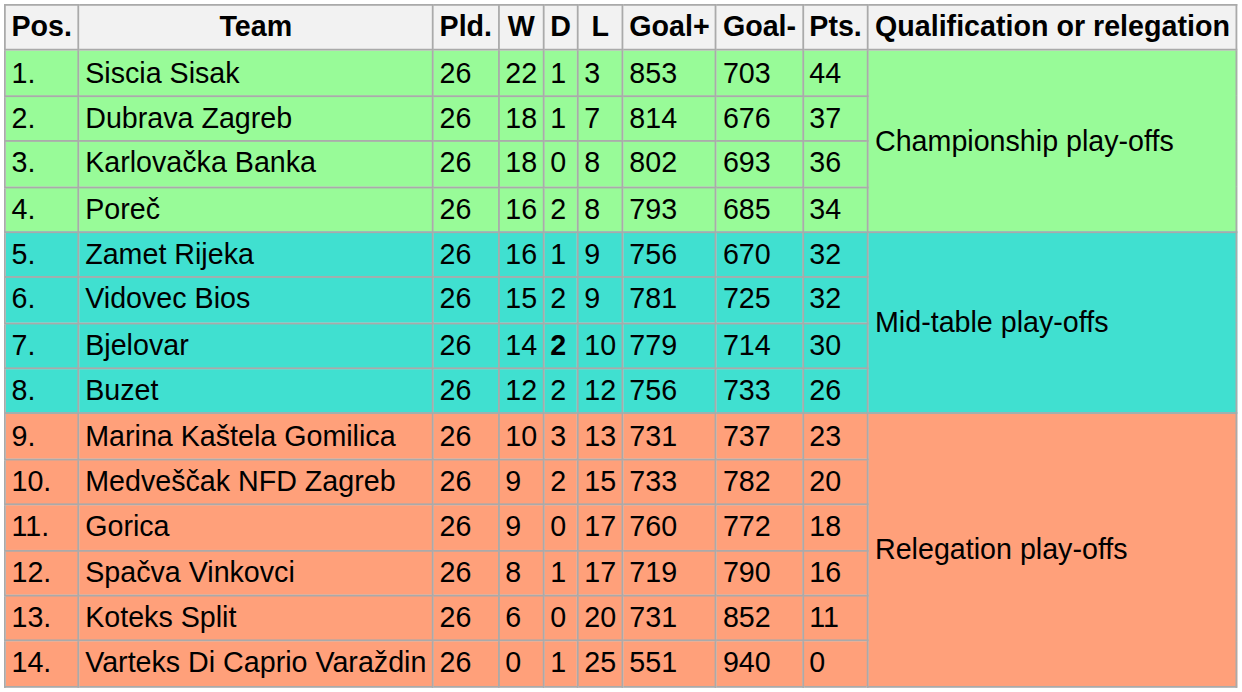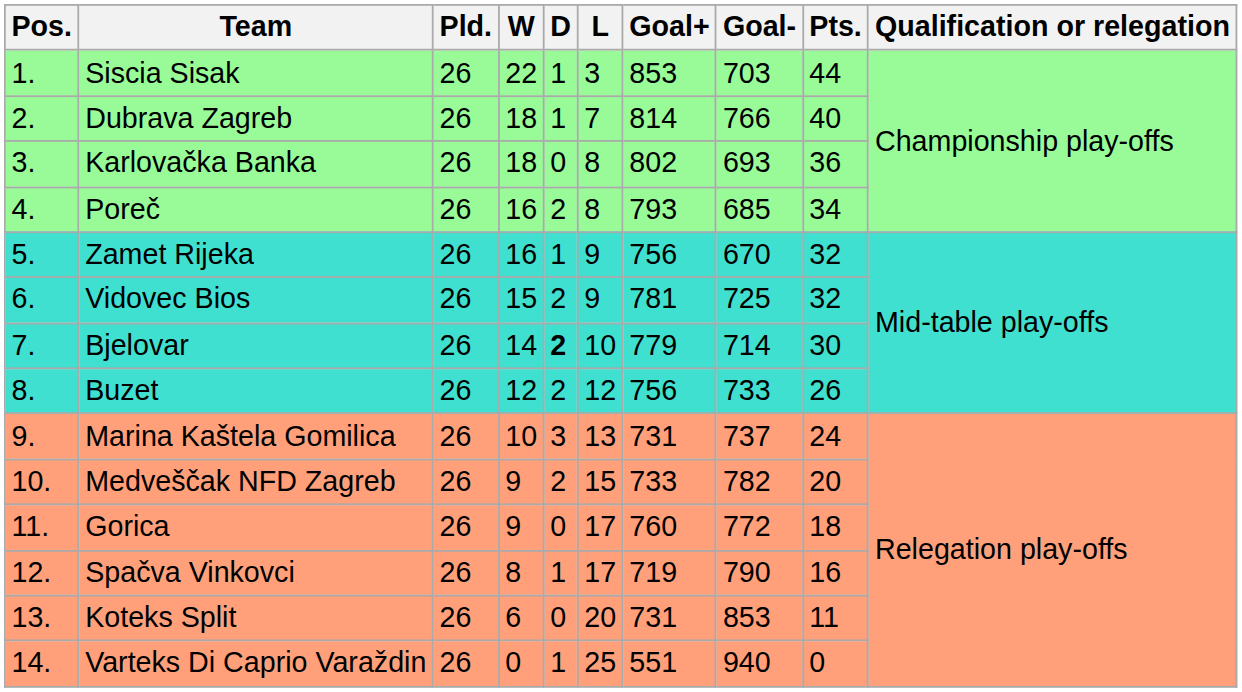(747, 118) 676 -> (747, 118) 766
(825, 118) 37 -> (825, 118) 40
(825, 436) 23 -> (825, 436) 24
(747, 617) 852 -> (747, 617) 853
